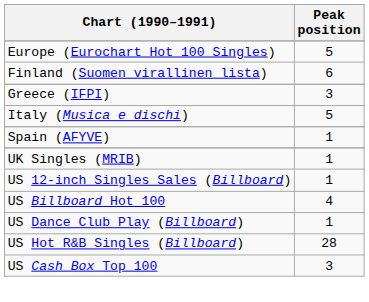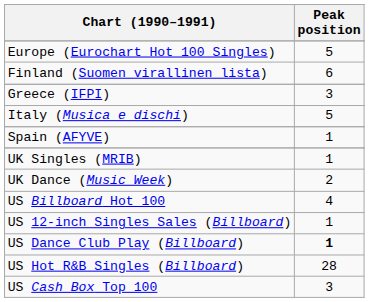+ row: (90, 180)
rows swapped: (86, 202) <-> (149, 180)
(329, 223) normal -> (329, 244) bold
